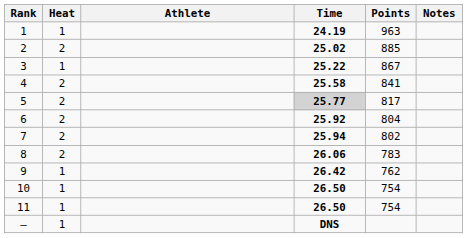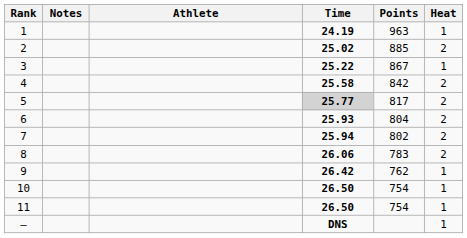columns swapped: (62, 13) <-> (439, 13)
(391, 84) 841 -> (399, 84) 842
(329, 119) 25.92 -> (338, 119) 25.93
